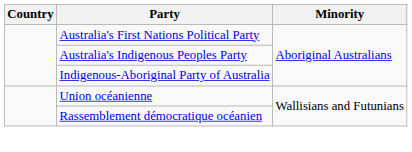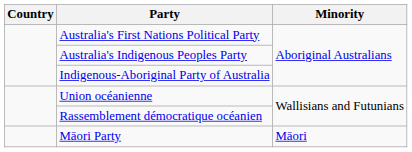+ row: (90, 136)
